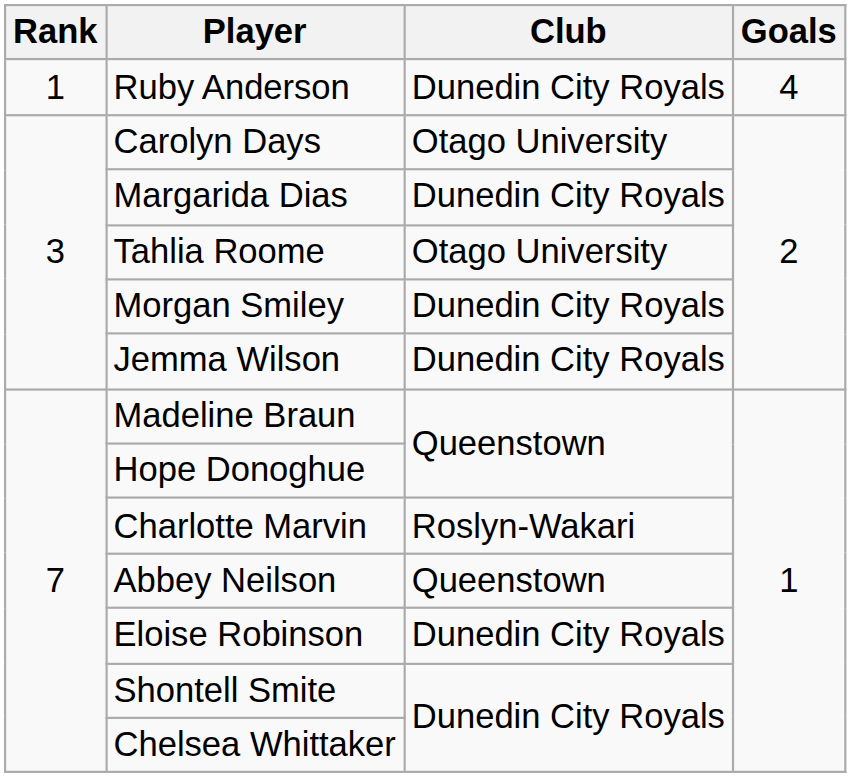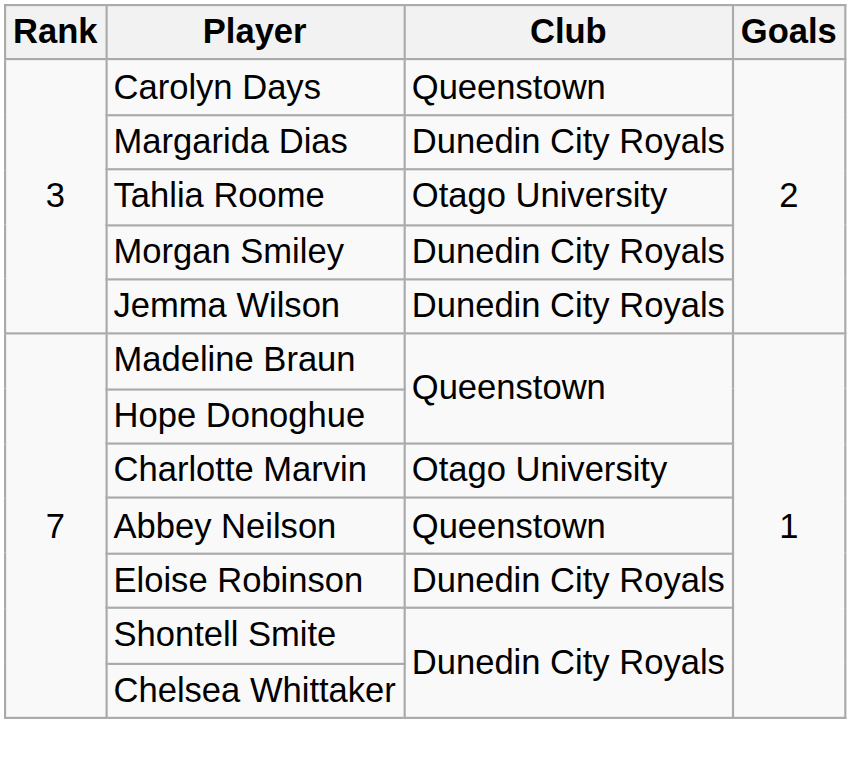- row: (232, 86)
(539, 141) Otago University -> (509, 86) Queenstown
(523, 525) Roslyn-Wakari -> (539, 470) Otago University
